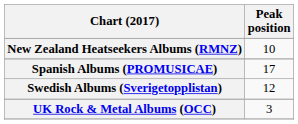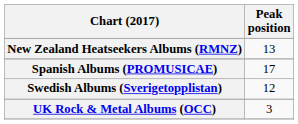(269, 48) 10 -> (269, 48) 13
